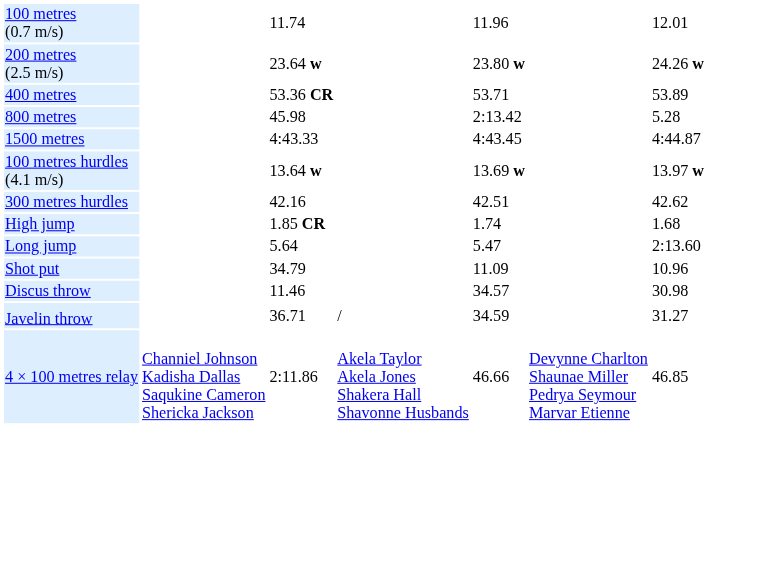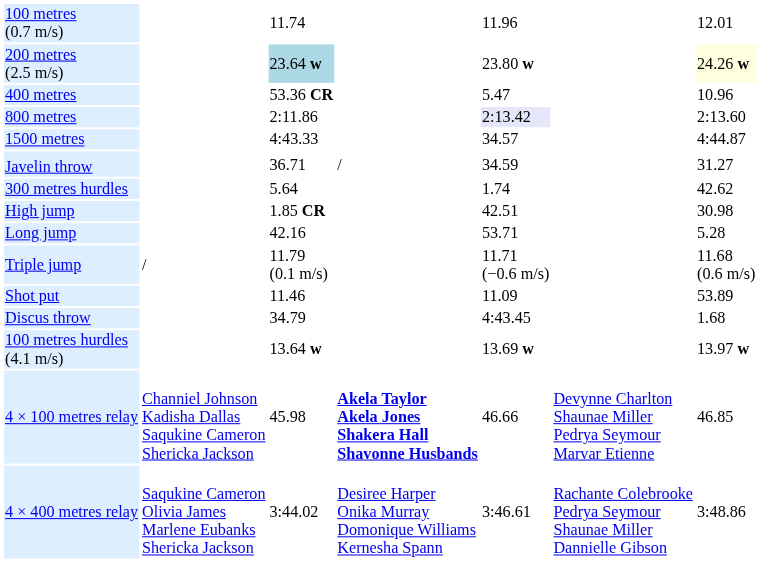(296, 63) no background -> (296, 63) lightblue background
(678, 63) no background -> (723, 63) lightyellow background
(491, 94) 53.71 -> (496, 94) 5.47
(670, 94) 53.89 -> (715, 94) 10.96
(288, 117) 45.98 -> (294, 117) 2:11.86
(497, 117) no background -> (506, 117) lavender background
(666, 117) 5.28 -> (721, 117) 2:13.60
(497, 139) 4:43.45 -> (500, 139) 34.57
rows swapped: (67, 170) <-> (54, 316)
(288, 201) 42.16 -> (284, 189) 5.64
(491, 201) 42.51 -> (496, 189) 1.74
(487, 224) 1.74 -> (500, 211) 42.51
(666, 224) 1.68 -> (715, 211) 30.98
(284, 246) 5.64 -> (288, 233) 42.16
(487, 246) 5.47 -> (500, 233) 53.71
(676, 246) 2:13.60 -> (711, 233) 5.28
+ row: (43, 264)
(288, 268) 34.79 -> (287, 296) 11.46
(670, 268) 10.96 -> (715, 296) 53.89
(287, 290) 11.46 -> (288, 318) 34.79
(491, 290) 34.57 -> (506, 318) 4:43.45
(670, 290) 30.98 -> (711, 318) 1.68
(294, 377) 2:11.86 -> (288, 417) 45.98
(403, 386) normal -> (408, 426) bold
+ row: (72, 512)
